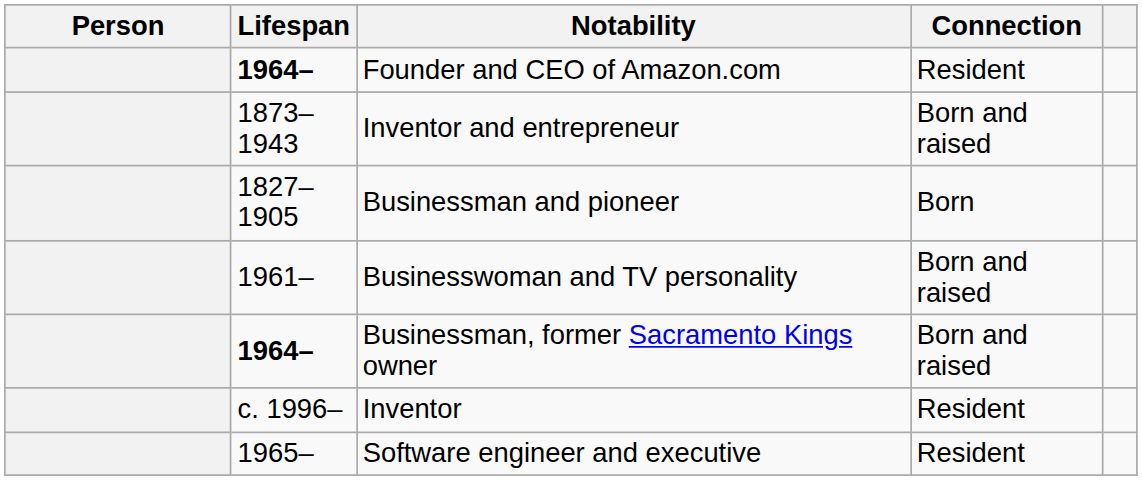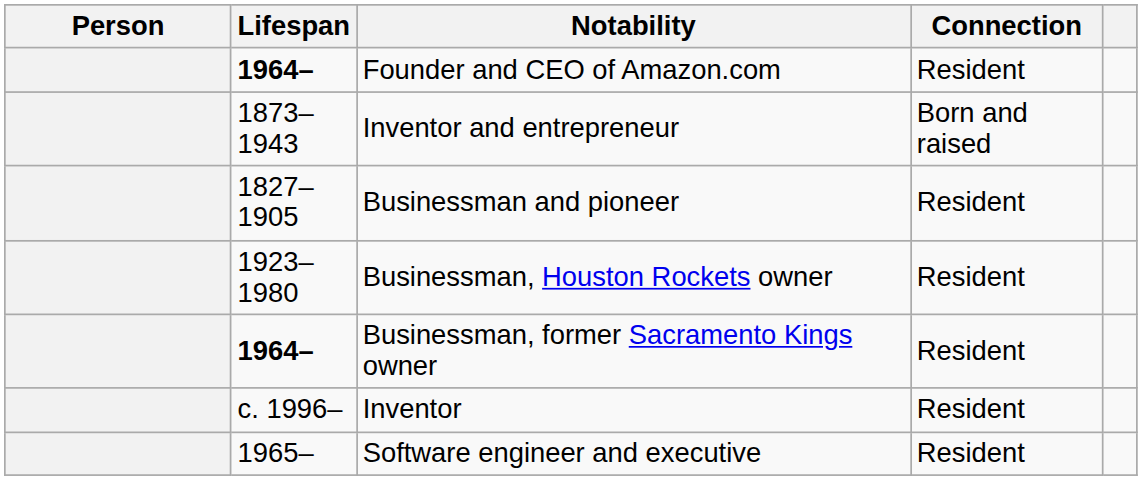(946, 202) Born -> (971, 202) Resident
- row: (580, 276)
+ row: (598, 276)
(972, 350) Born and raised -> (971, 350) Resident
